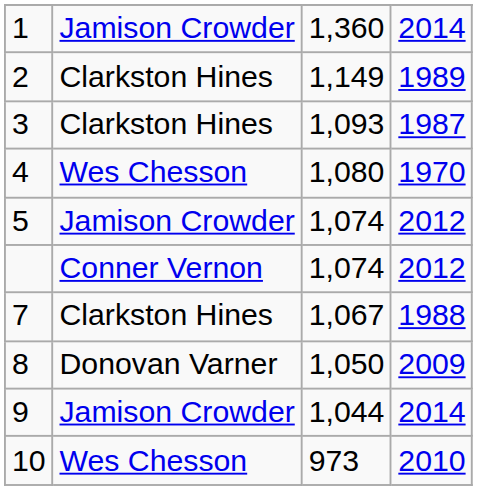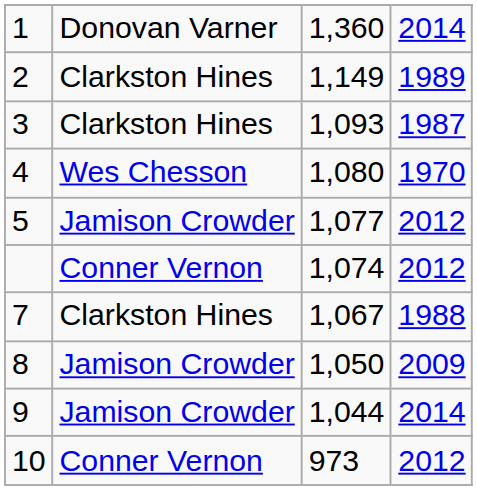(177, 28) Jamison Crowder -> (168, 28) Donovan Varner
(347, 220) 1,074 -> (347, 220) 1,077
(168, 364) Donovan Varner -> (177, 364) Jamison Crowder
(153, 460) Wes Chesson -> (161, 460) Conner Vernon
(432, 460) 2010 -> (432, 460) 2012
